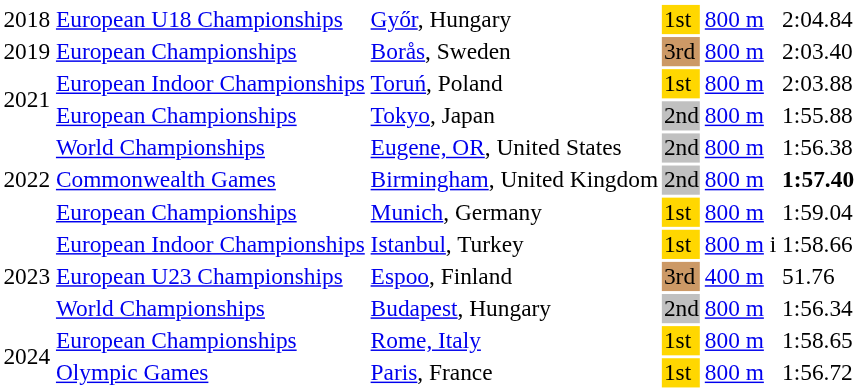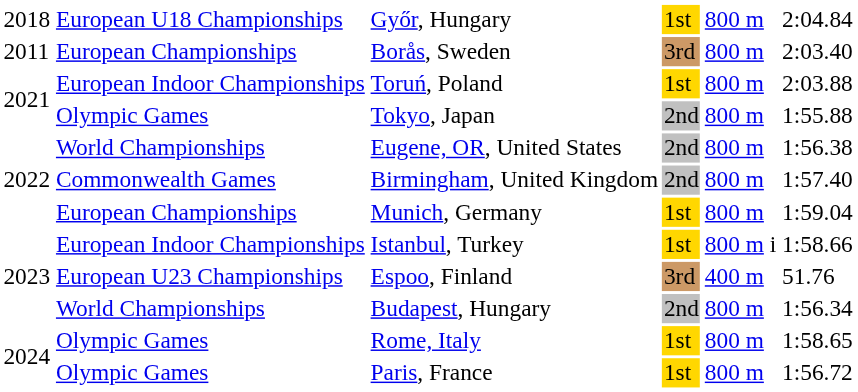(27, 51) 2019 -> (26, 51) 2011
(176, 115) European Championships -> (132, 115) Olympic Games
(818, 179) bold -> (817, 179) normal
(176, 340) European Championships -> (132, 340) Olympic Games
